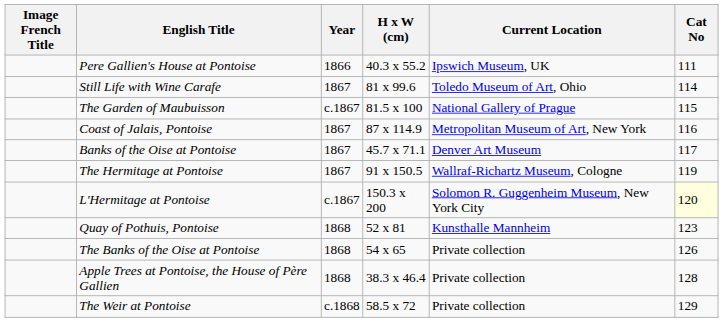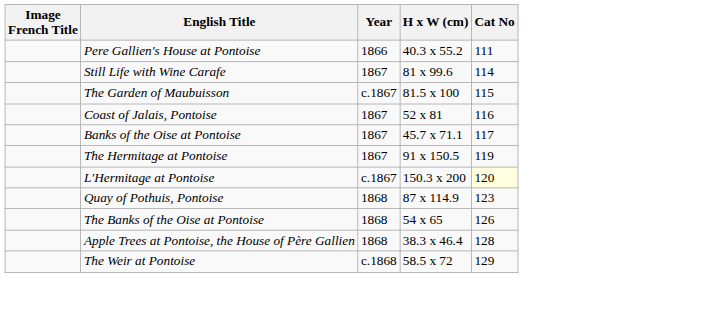- column: (552, 29)
(394, 129) 87 x 114.9 -> (423, 114) 52 x 81
(386, 228) 52 x 81 -> (431, 198) 87 x 114.9
